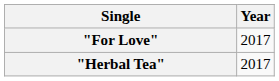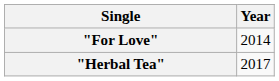(256, 40) 2017 -> (256, 40) 2014
